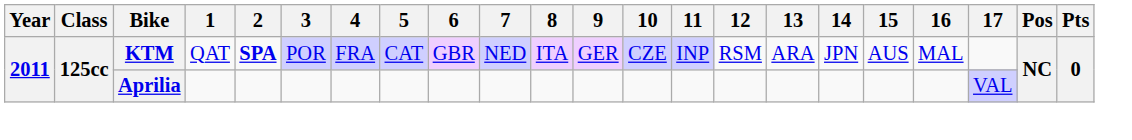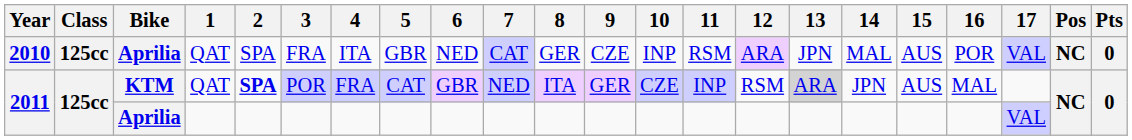+ row: (30, 53)
(793, 53) no background -> (815, 85) lightgrey background
